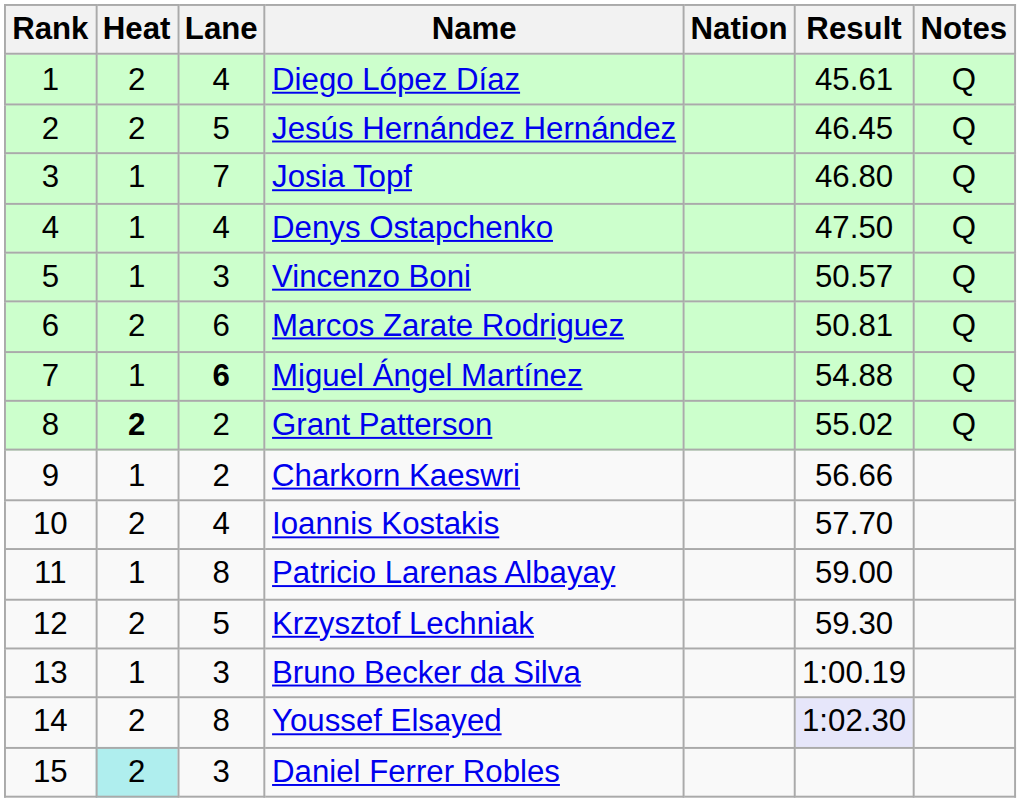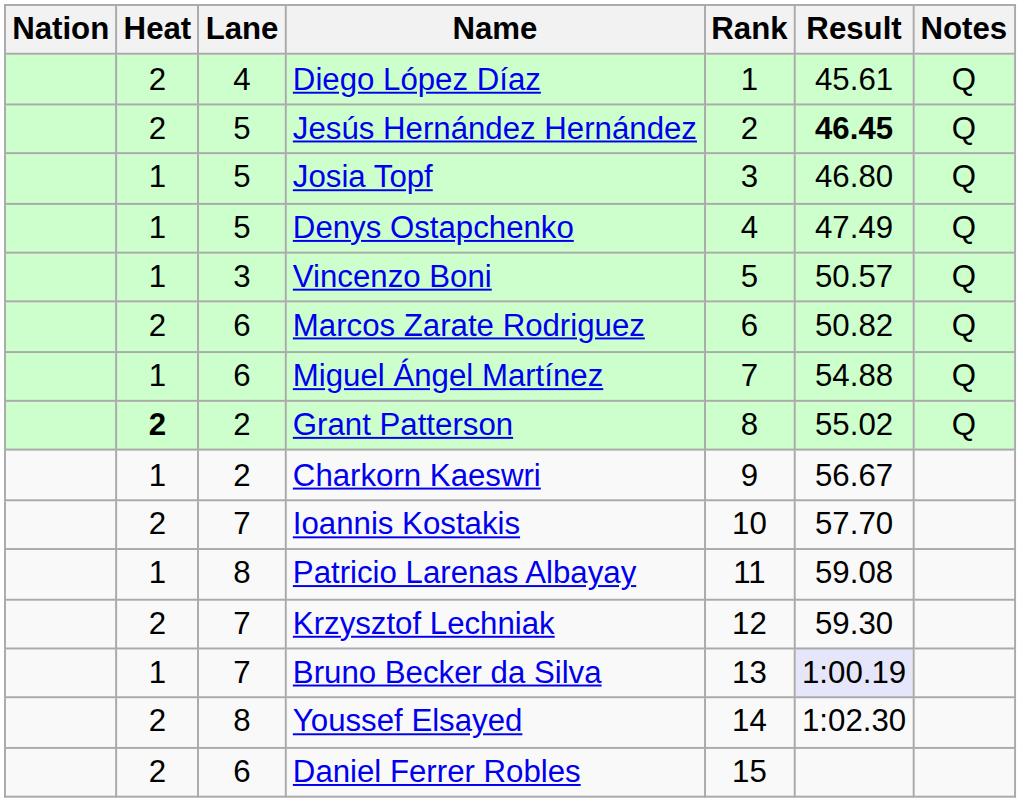columns swapped: (50, 29) <-> (739, 29)
(854, 128) normal -> (854, 128) bold
(221, 177) 7 -> (242, 177) 5
(221, 227) 4 -> (242, 227) 5
(854, 227) 47.50 -> (854, 227) 47.49
(854, 326) 50.81 -> (854, 326) 50.82
(221, 375) bold -> (242, 375) normal
(854, 474) 56.66 -> (854, 474) 56.67
(221, 524) 4 -> (242, 524) 7
(854, 573) 59.00 -> (854, 573) 59.08
(221, 623) 5 -> (242, 623) 7
(221, 672) 3 -> (242, 672) 7
(854, 672) no background -> (854, 672) lavender background
(854, 721) lavender background -> (854, 721) no background
(137, 771) paleturquoise background -> (157, 771) no background
(221, 771) 3 -> (242, 771) 6
